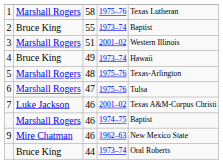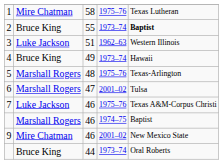(48, 12) Marshall Rogers -> (44, 12) Mire Chatman
(141, 27) normal -> (142, 27) bold
(48, 43) Marshall Rogers -> (43, 43) Luke Jackson
(113, 43) 2001–02 -> (113, 43) 1962–63
(113, 89) 1975–76 -> (113, 89) 2001–02
(113, 105) 2001–02 -> (113, 105) 1975–76
(113, 136) 1962–63 -> (113, 136) 2001–02
